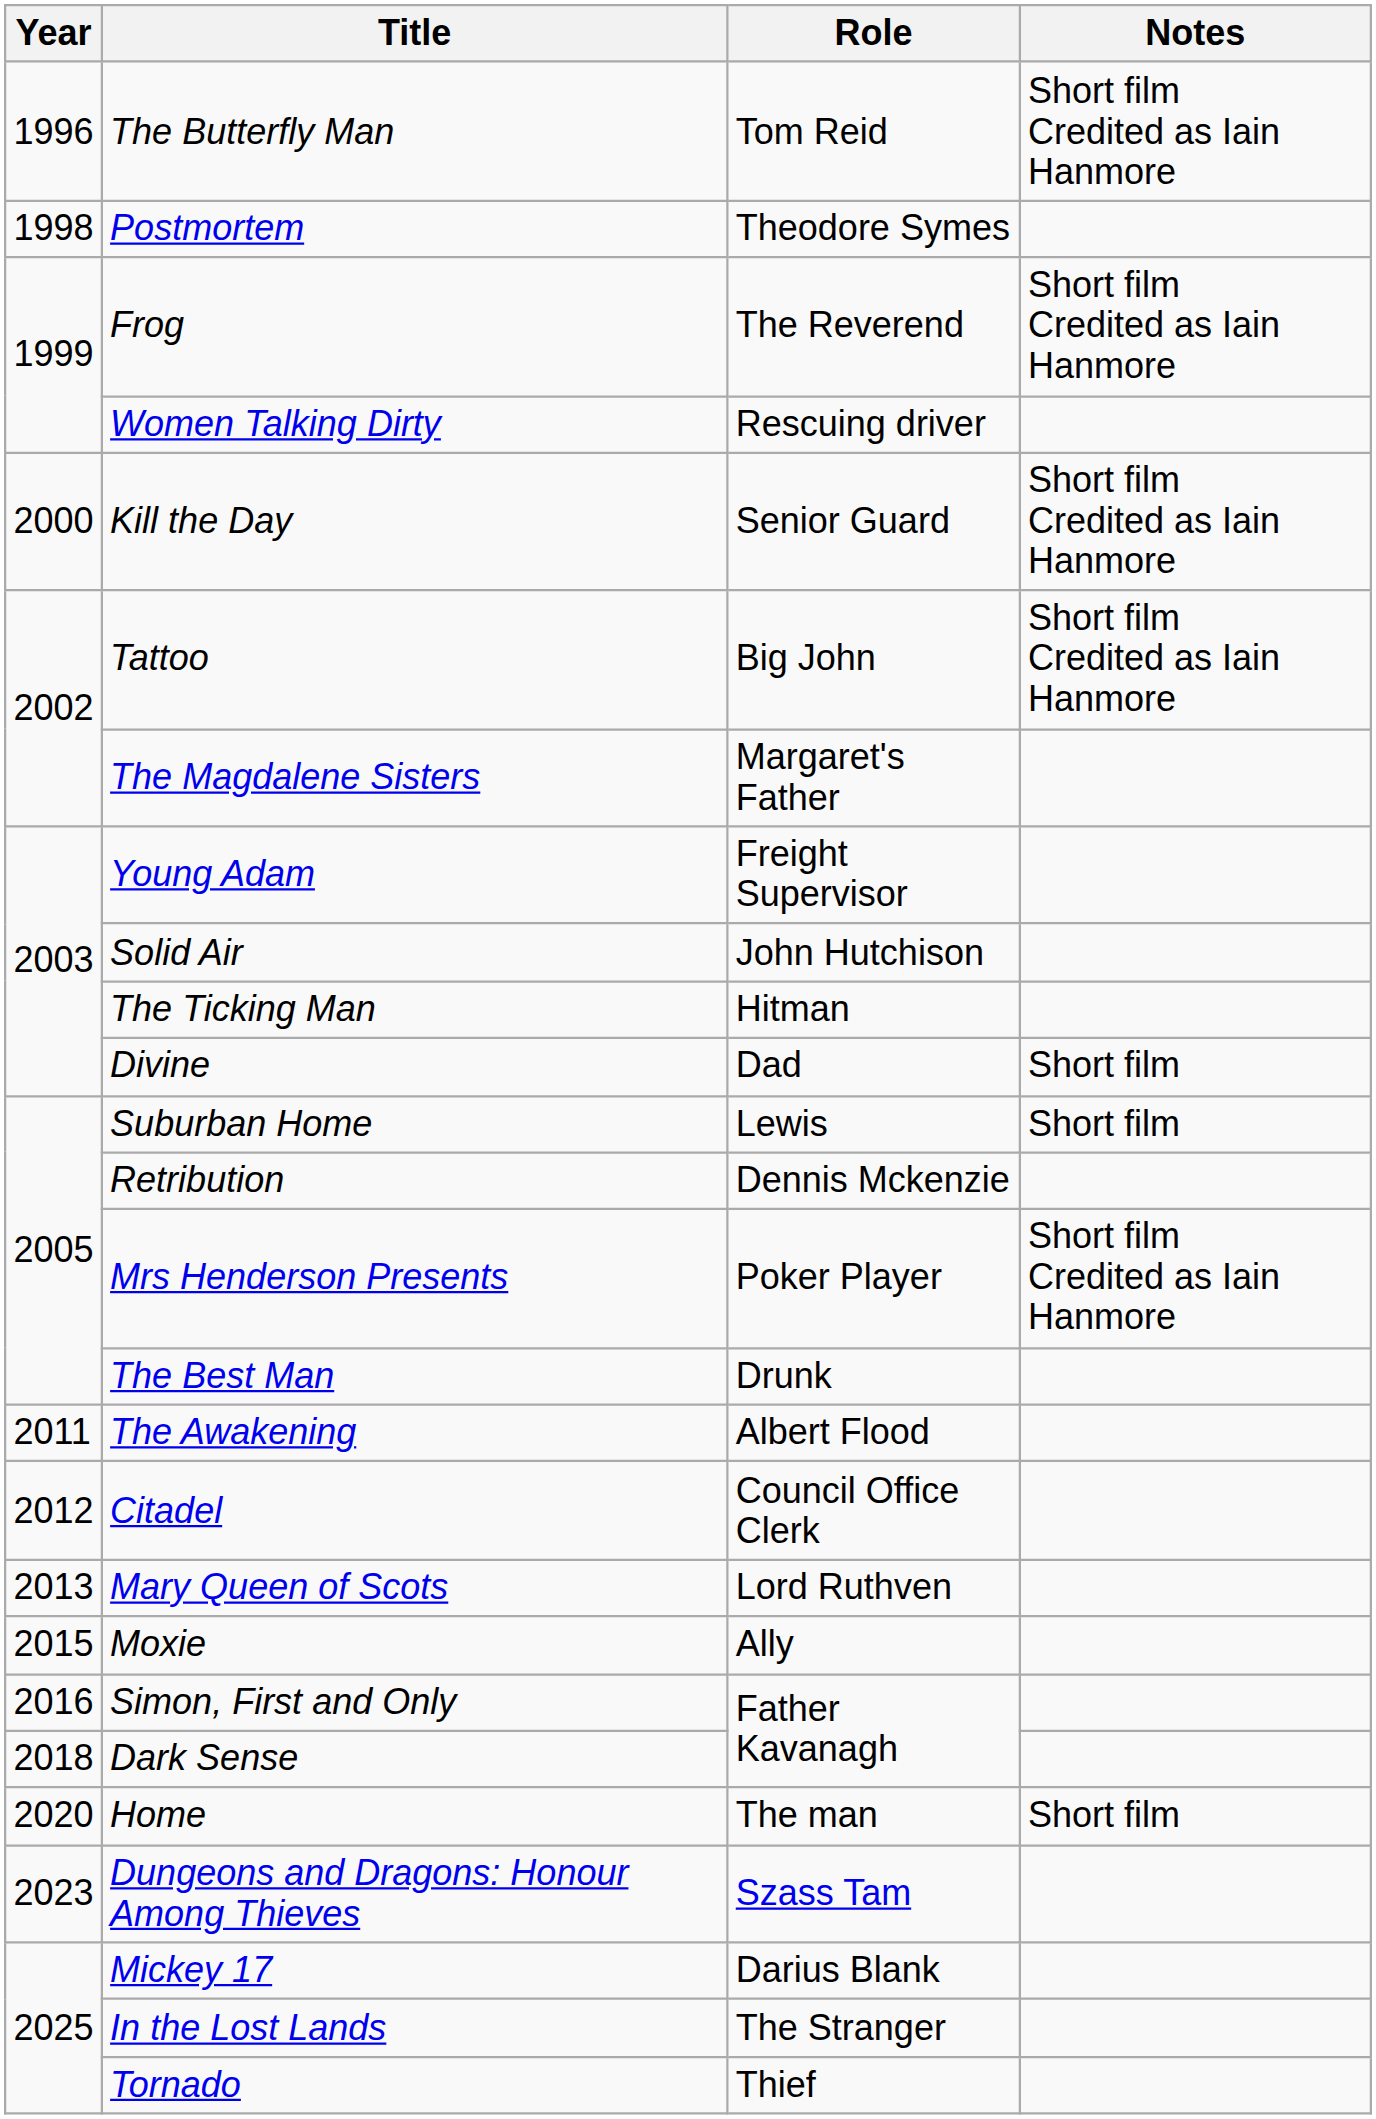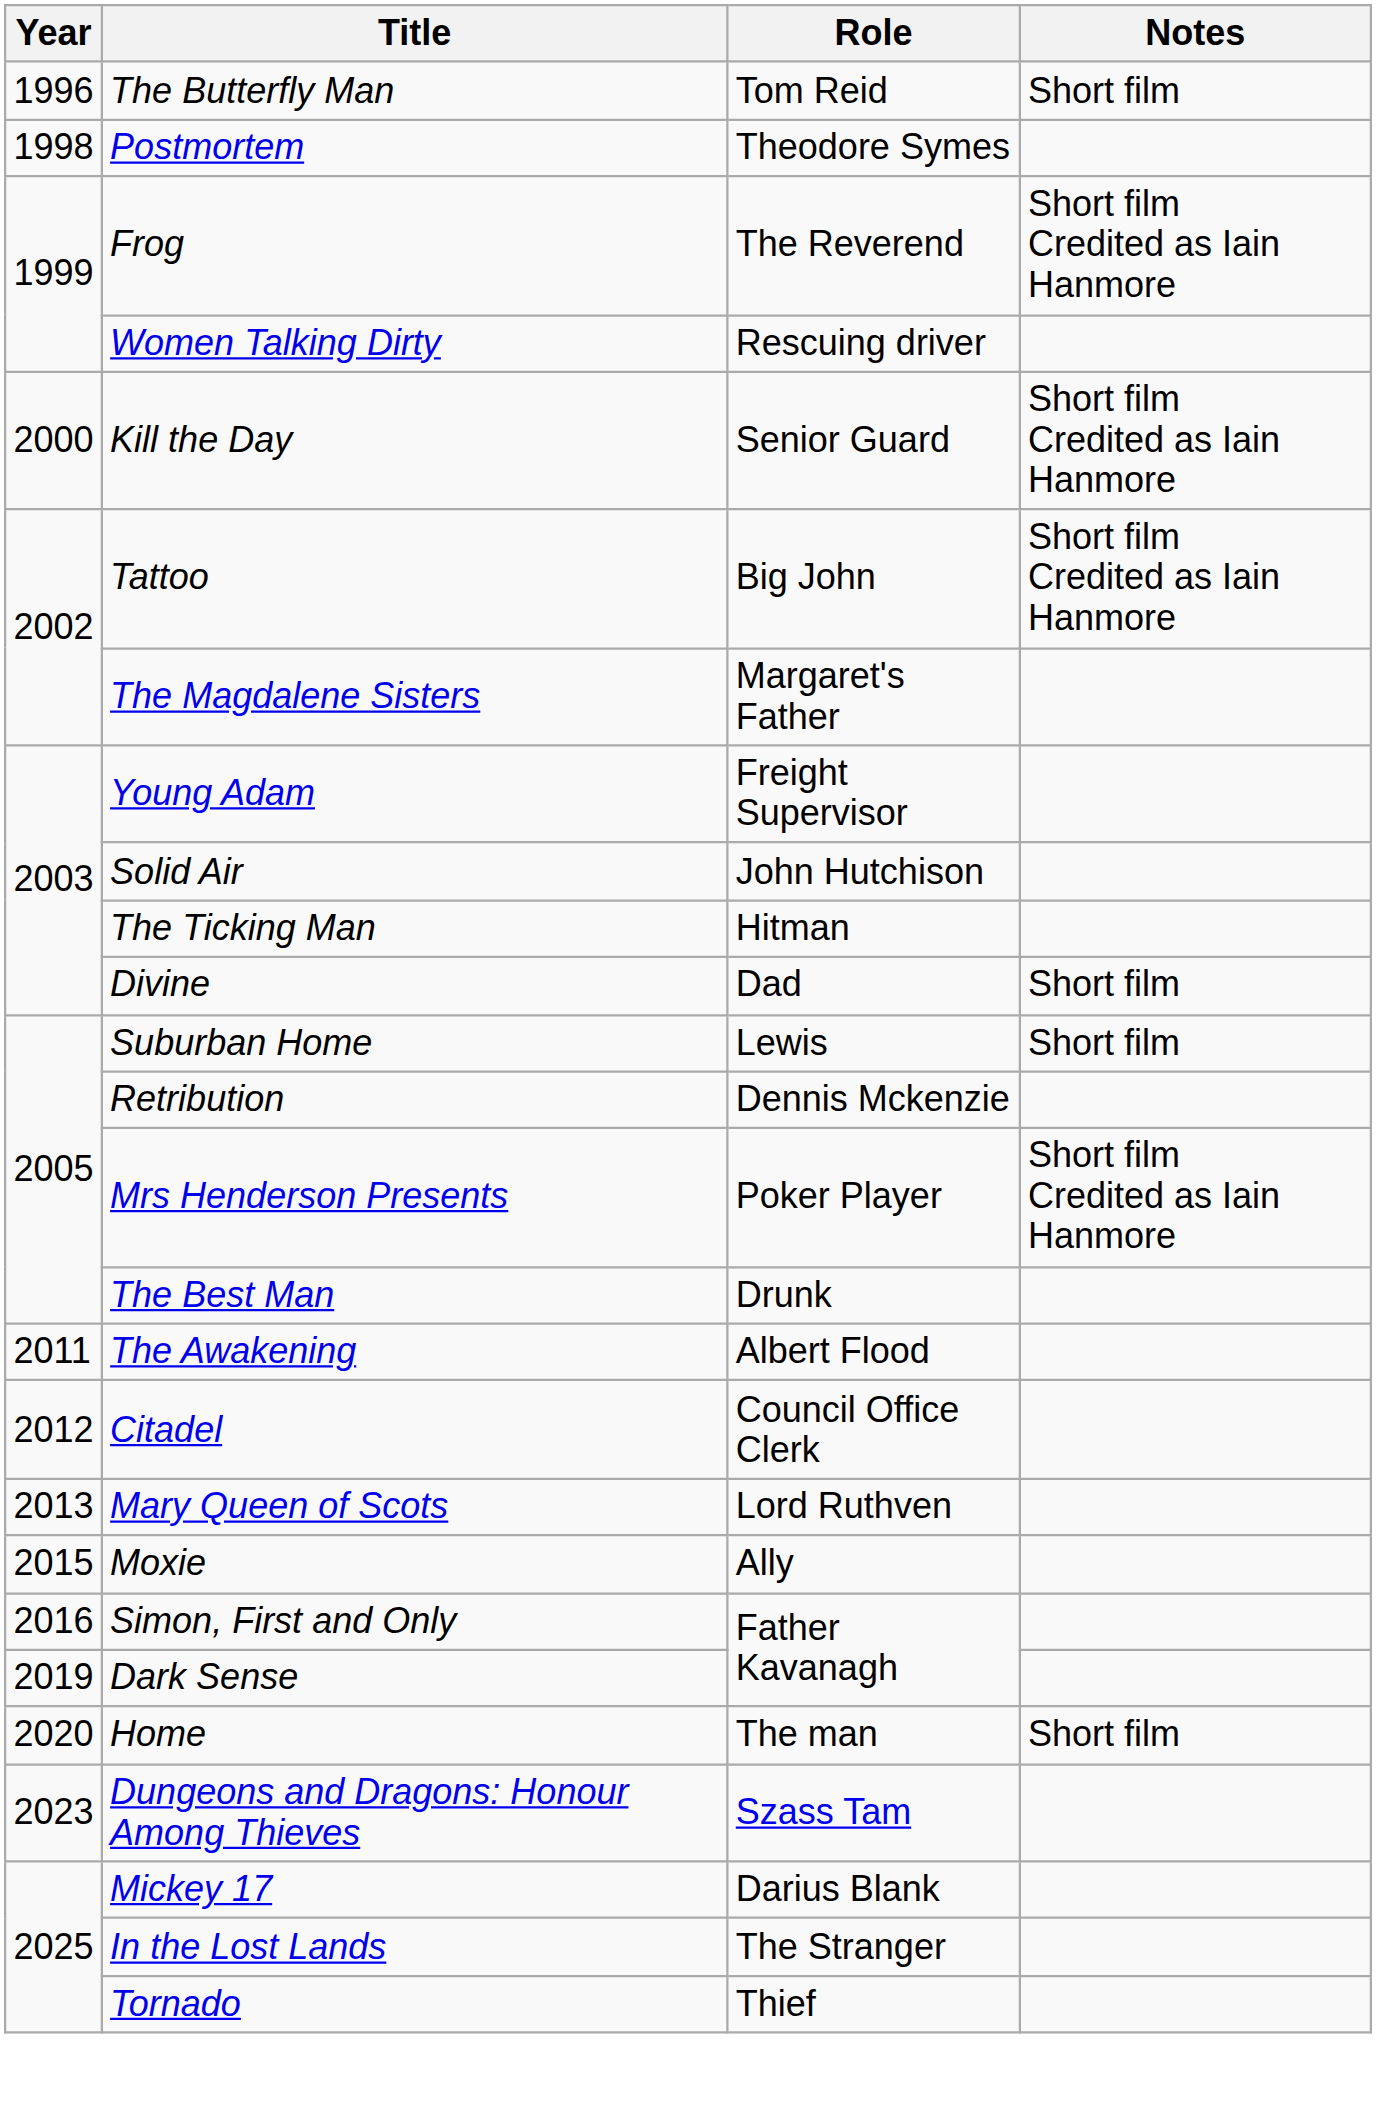(1154, 130) Short film Credited as Iain Hanmore -> (1104, 90) Short film
(53, 1758) 2018 -> (53, 1677) 2019
